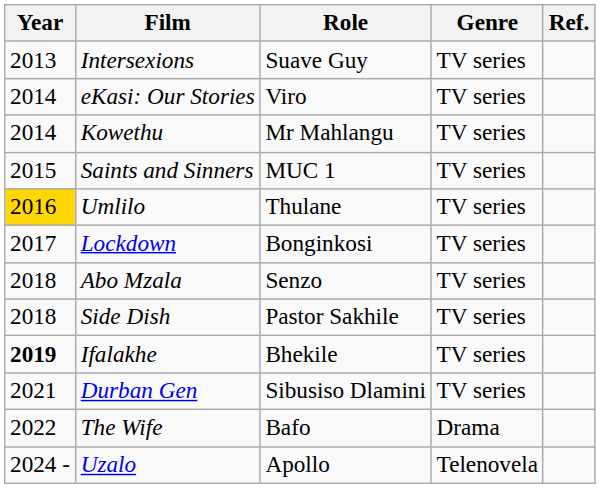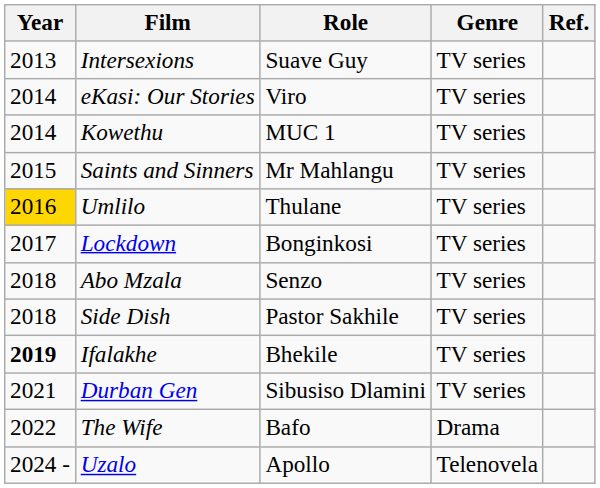(330, 133) Mr Mahlangu -> (301, 133) MUC 1
(301, 170) MUC 1 -> (330, 170) Mr Mahlangu
